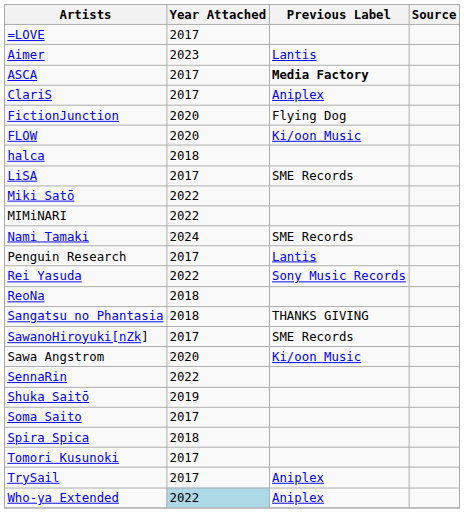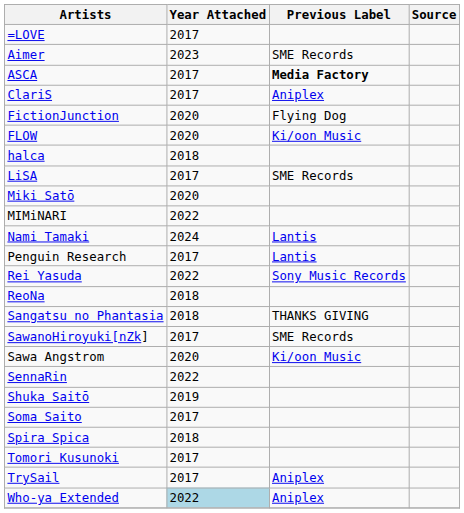(294, 55) Lantis -> (313, 55) SME Records
(184, 196) 2022 -> (184, 196) 2020
(313, 236) SME Records -> (294, 236) Lantis
